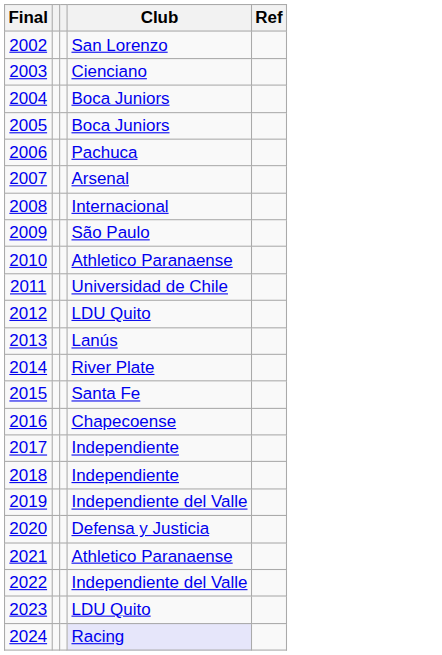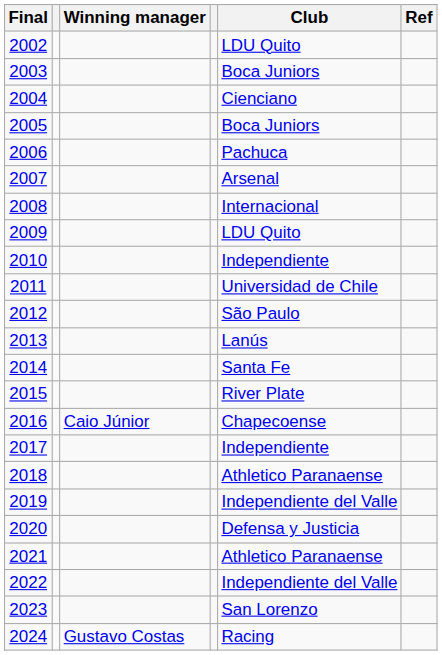+ column: (135, 17)
(120, 44) San Lorenzo -> (261, 44) LDU Quito
(109, 71) Cienciano -> (270, 71) Boca Juniors
(121, 98) Boca Juniors -> (259, 98) Cienciano
(111, 233) São Paulo -> (261, 233) LDU Quito
(152, 260) Athletico Paranaense -> (275, 260) Independiente
(111, 313) LDU Quito -> (261, 313) São Paulo
(113, 367) River Plate -> (256, 367) Santa Fe
(106, 394) Santa Fe -> (263, 394) River Plate
(125, 475) Independiente -> (302, 475) Athletico Paranaense
(111, 609) LDU Quito -> (270, 609) San Lorenzo
(98, 636) lavender background -> (248, 636) no background
